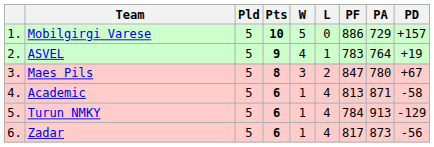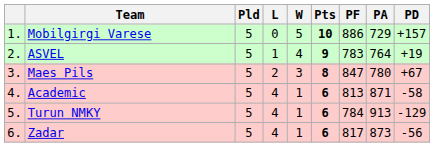columns swapped: (277, 14) <-> (327, 14)
